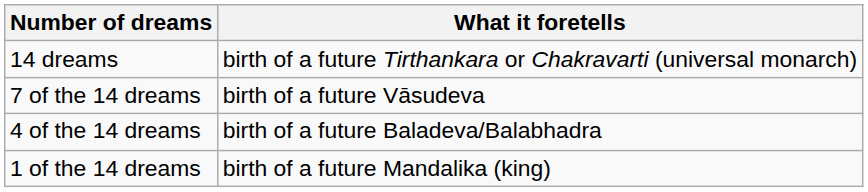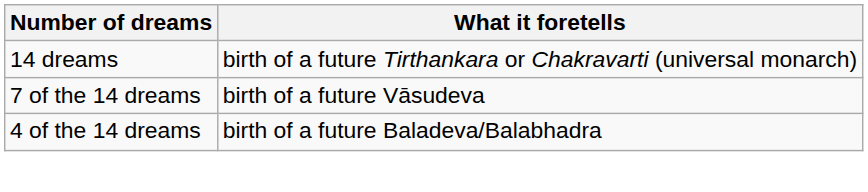- row: (105, 167)
